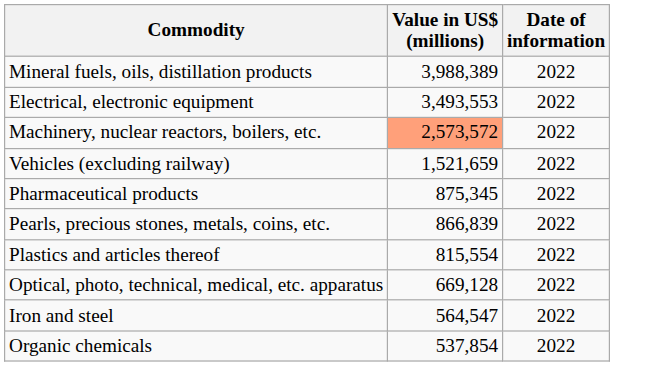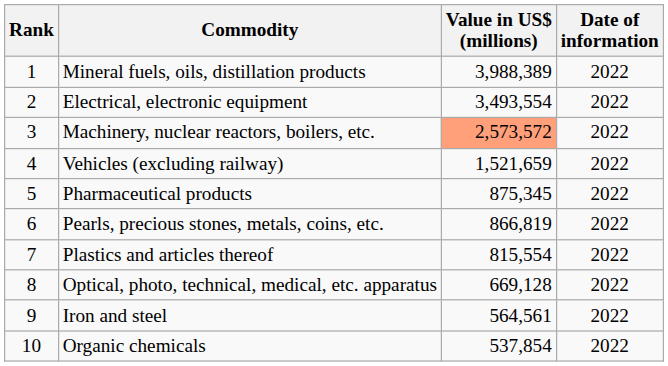+ column: (31, 30)
(460, 102) 3,493,553 -> (513, 102) 3,493,554
(467, 224) 866,839 -> (521, 224) 866,819
(467, 315) 564,547 -> (521, 315) 564,561
